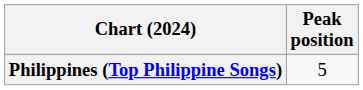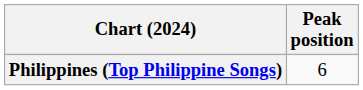(322, 69) 5 -> (322, 69) 6
